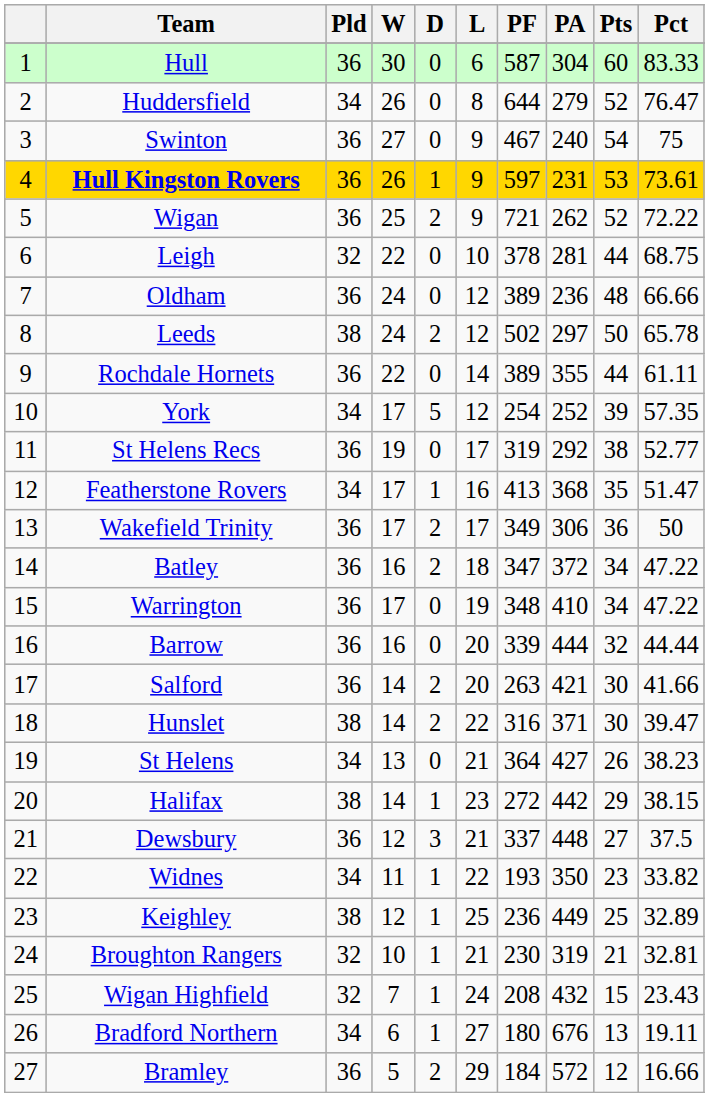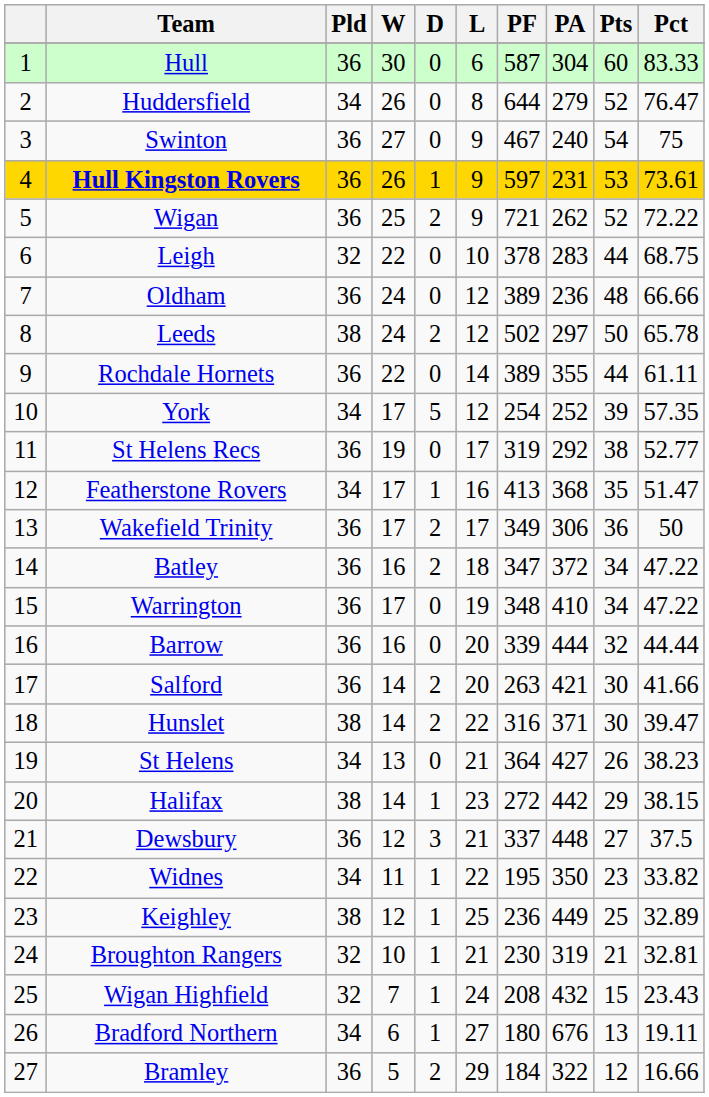(570, 256) 281 -> (570, 256) 283
(522, 878) 193 -> (522, 878) 195
(570, 1072) 572 -> (570, 1072) 322
